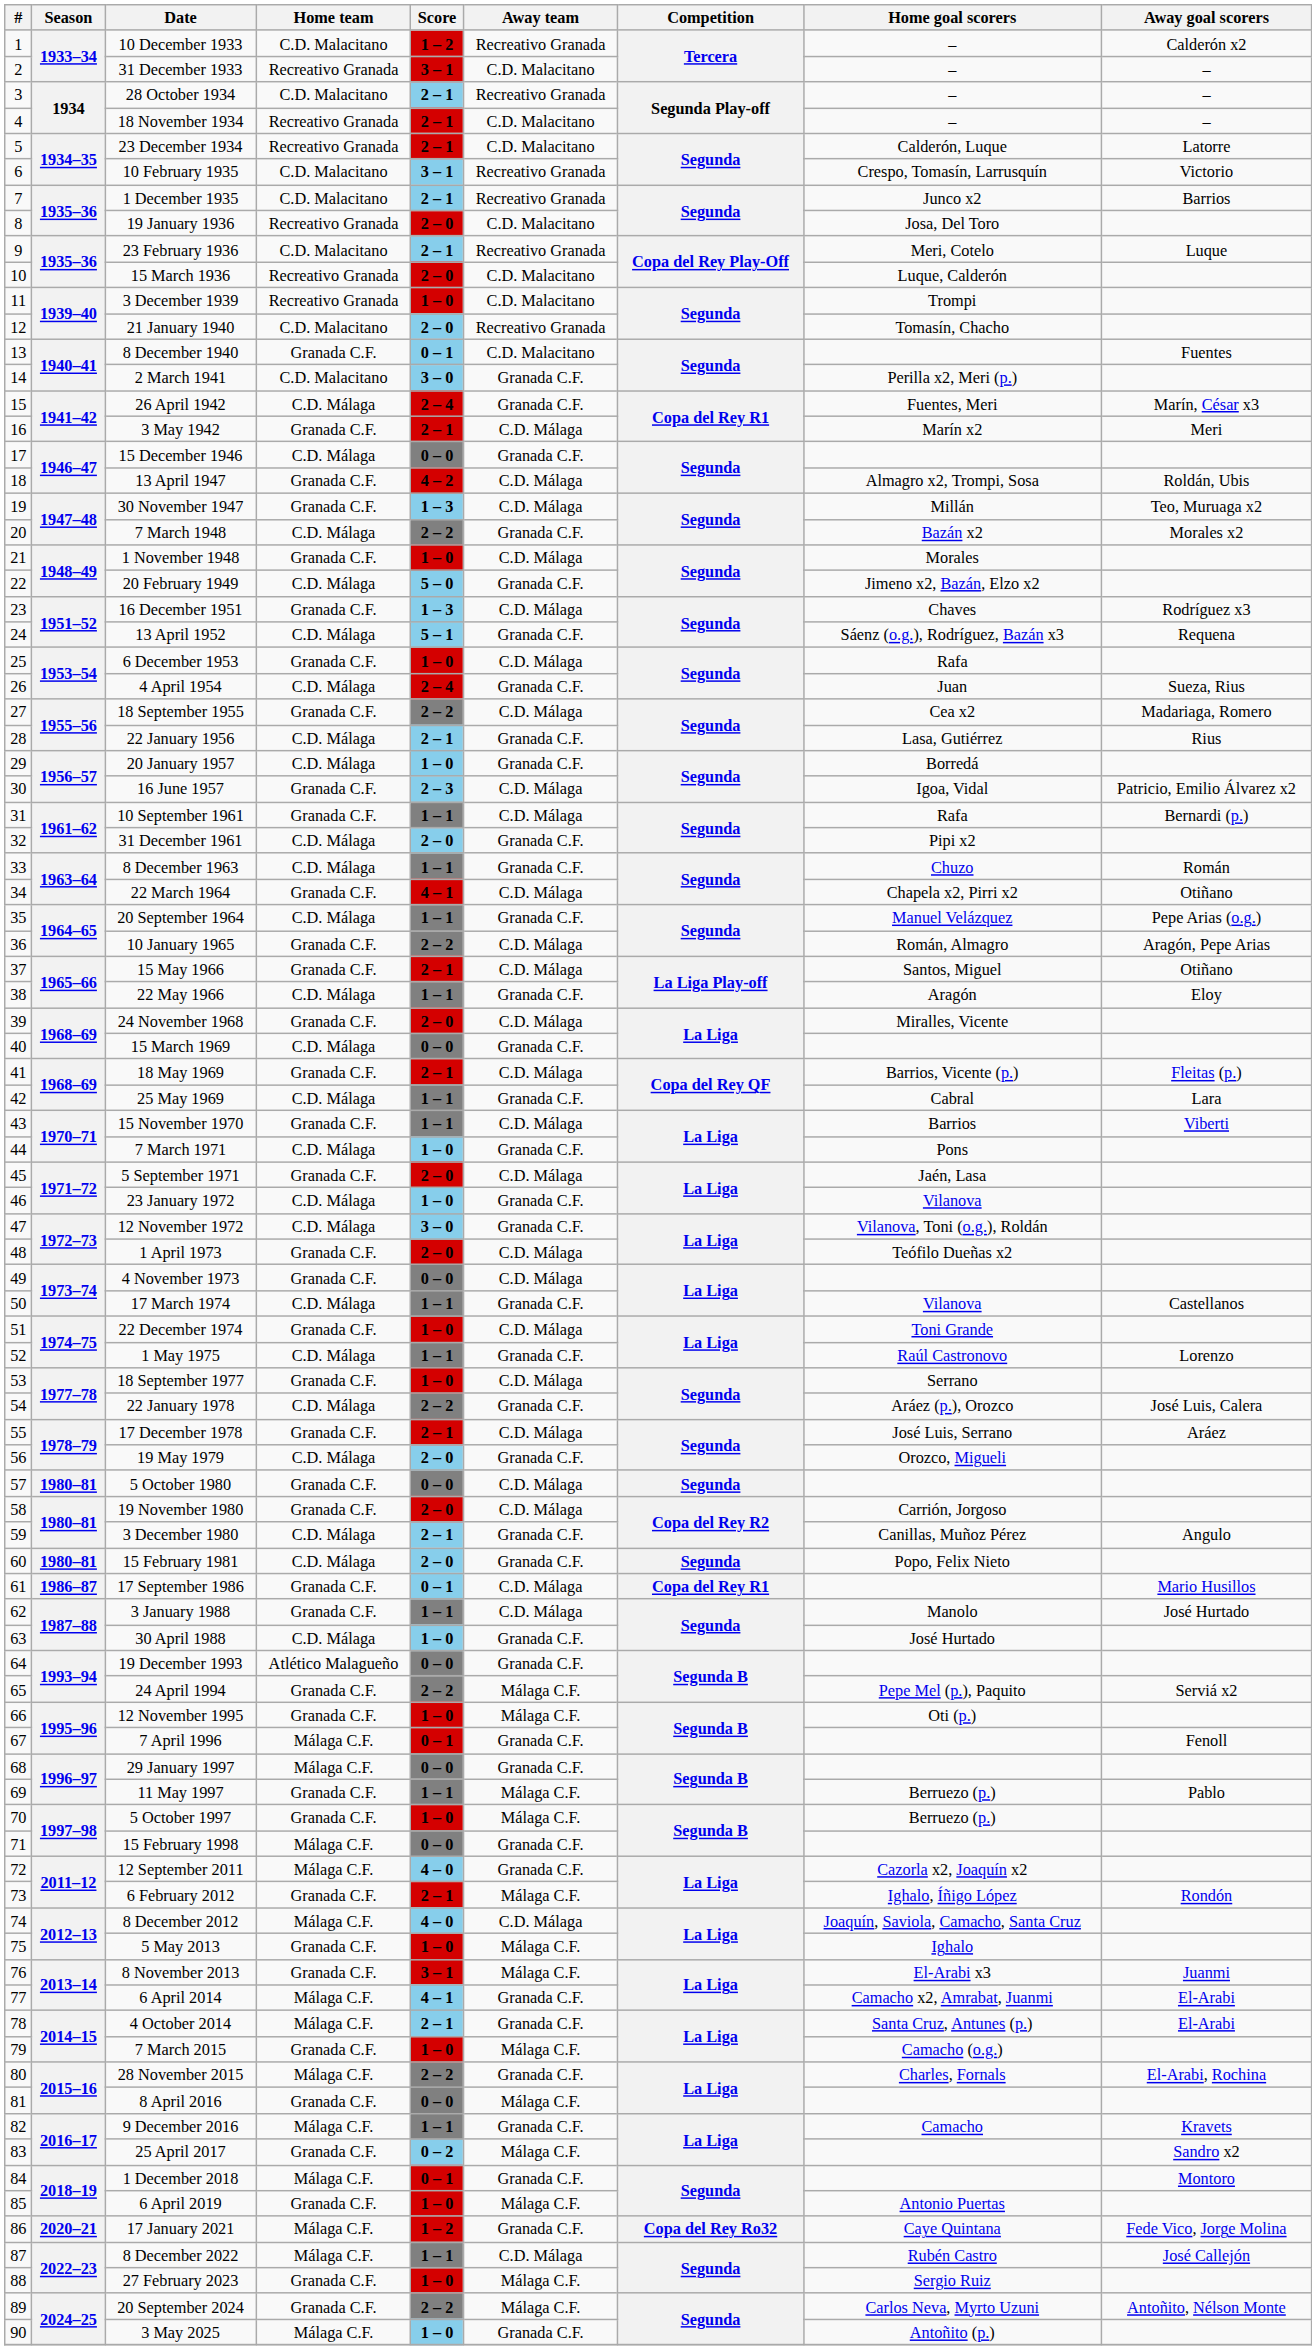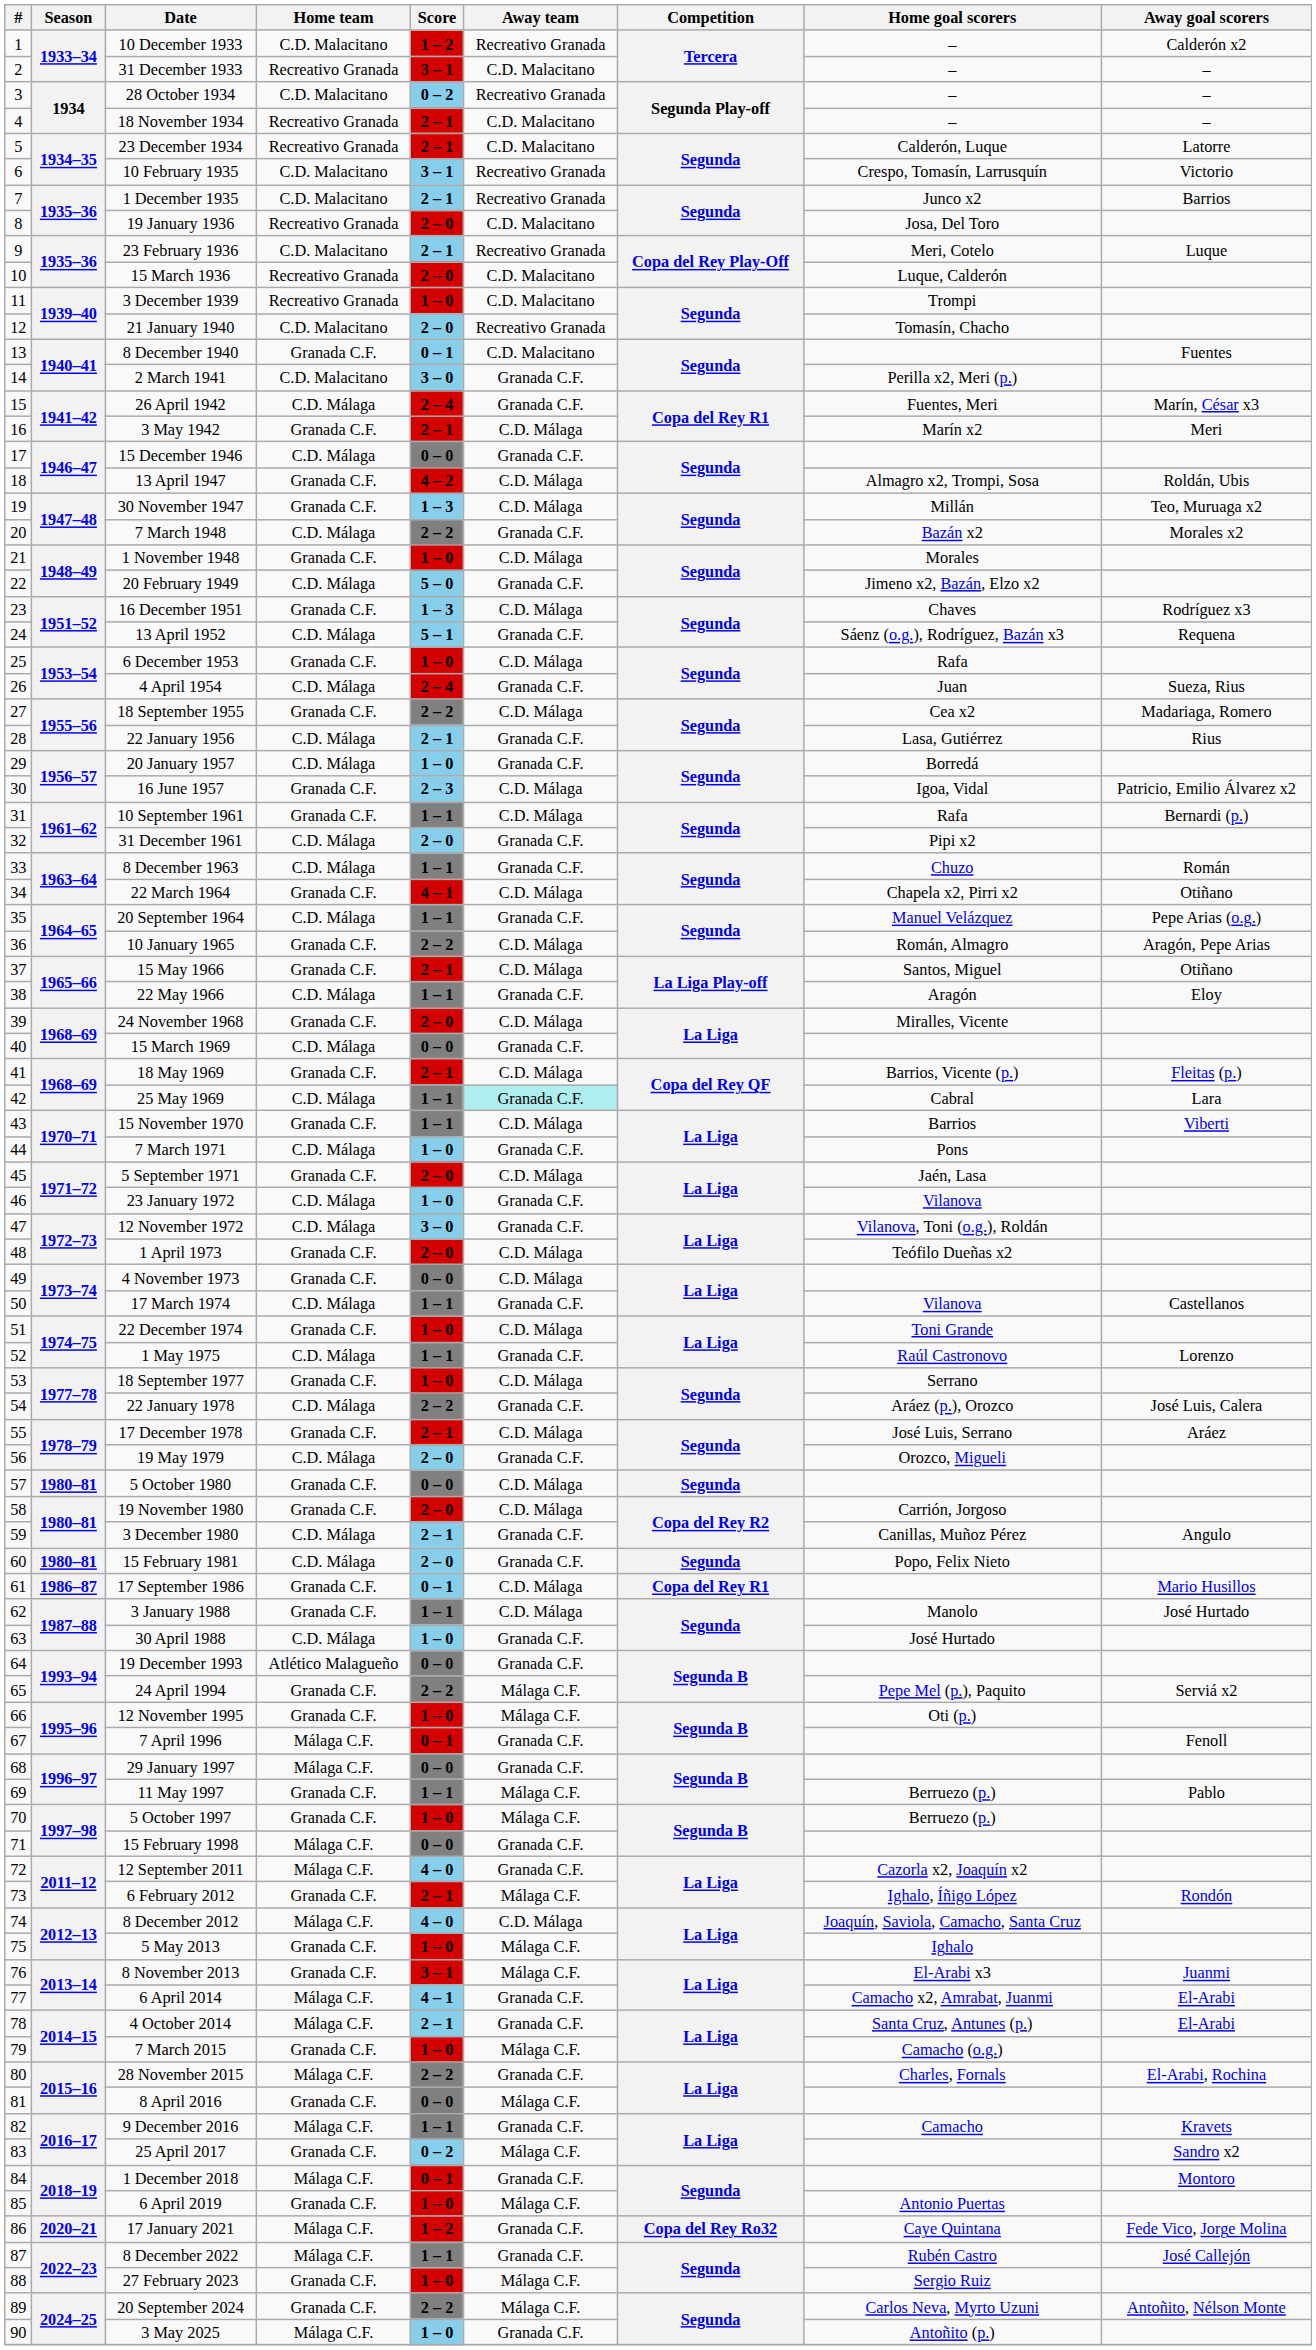(437, 95) 2 – 1 -> (437, 95) 0 – 2
(541, 1098) no background -> (541, 1098) paleturquoise background
(541, 2255) C.D. Málaga -> (541, 2255) Granada C.F.
